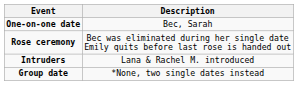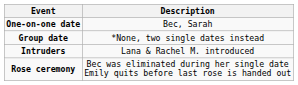rows swapped: (43, 74) <-> (43, 42)
